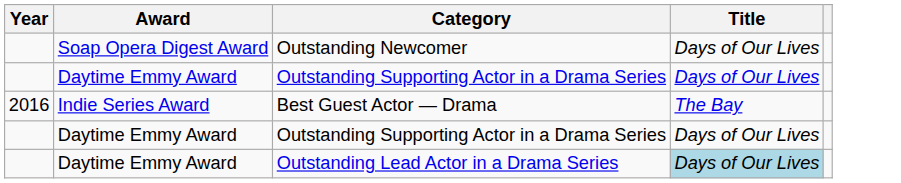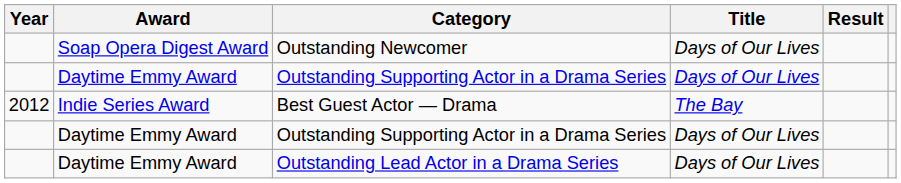+ column: (856, 18)
(29, 105) 2016 -> (29, 105) 2012
(747, 163) lightblue background -> (747, 163) no background
